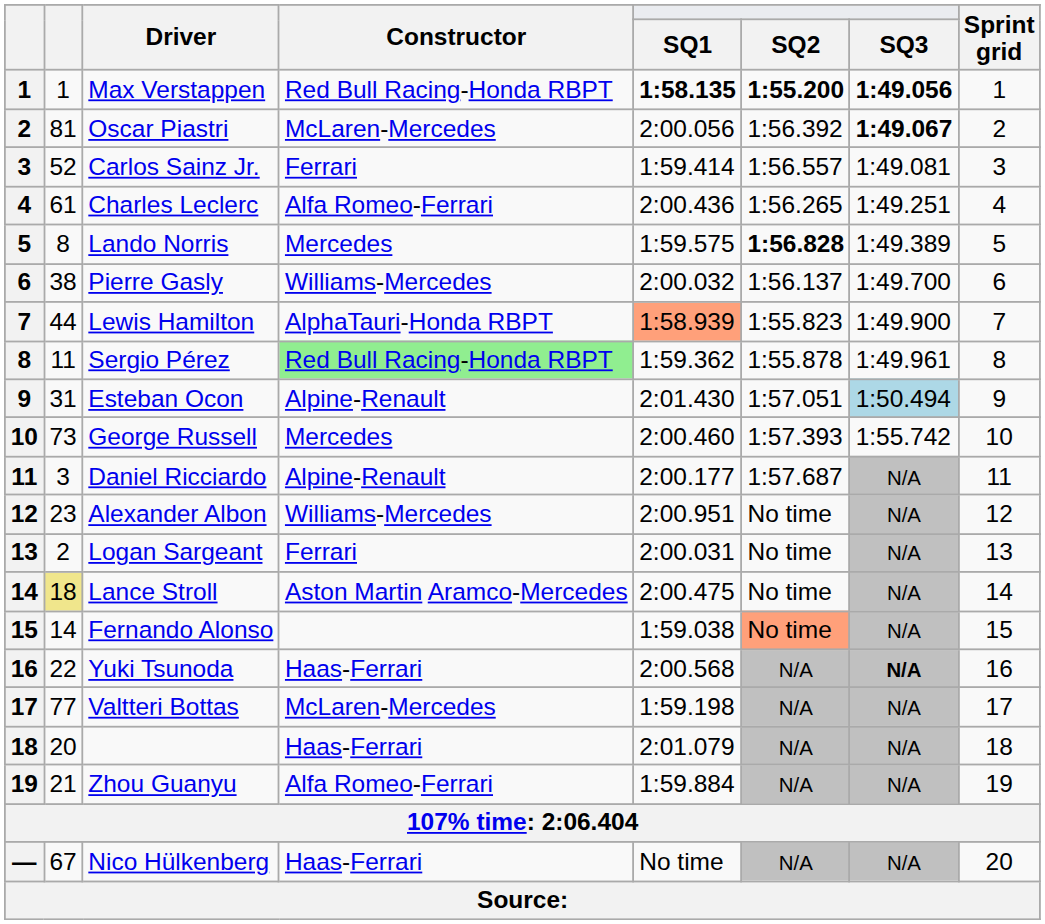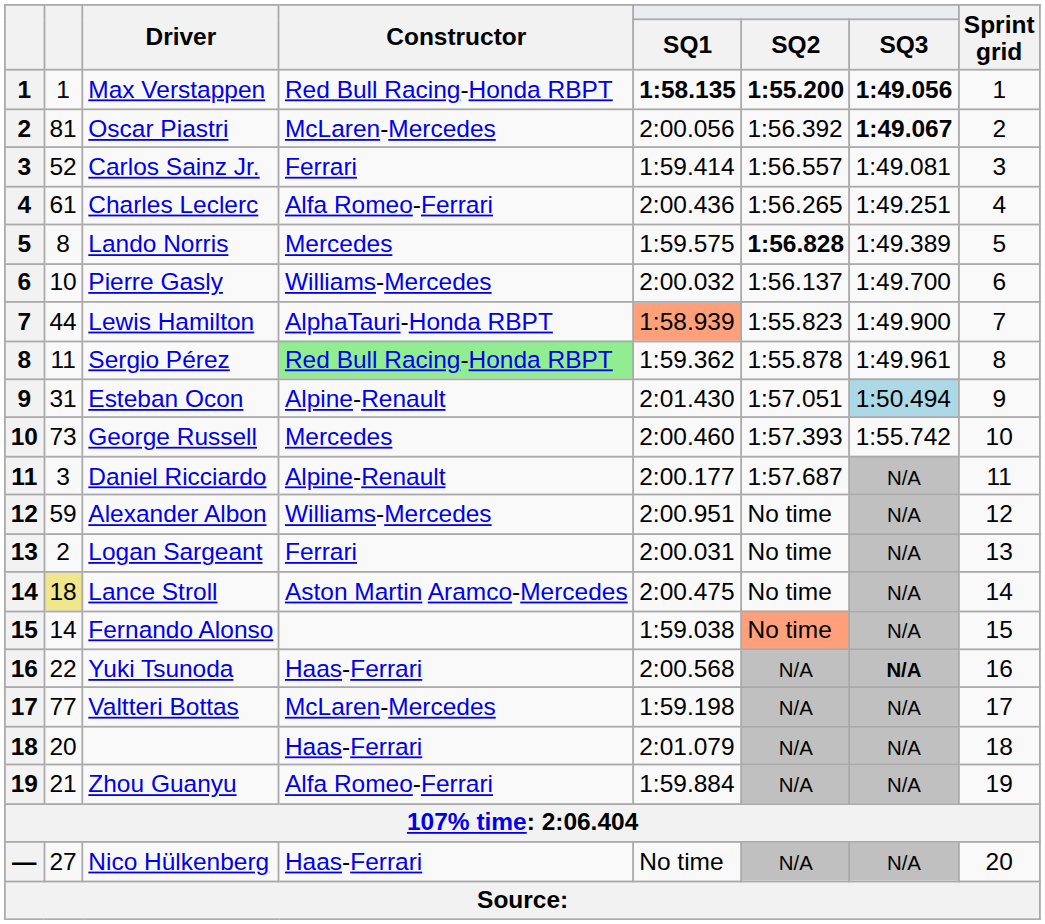(63, 282) 38 -> (63, 282) 10
(63, 514) 23 -> (63, 514) 59
(63, 861) 67 -> (63, 861) 27
